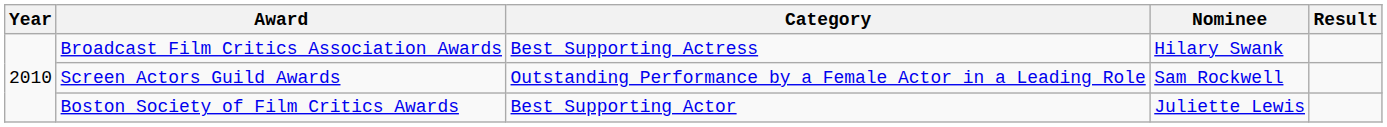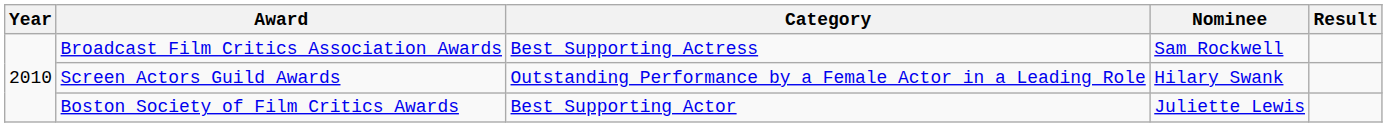(1219, 49) Hilary Swank -> (1219, 49) Sam Rockwell
(1219, 78) Sam Rockwell -> (1219, 78) Hilary Swank
